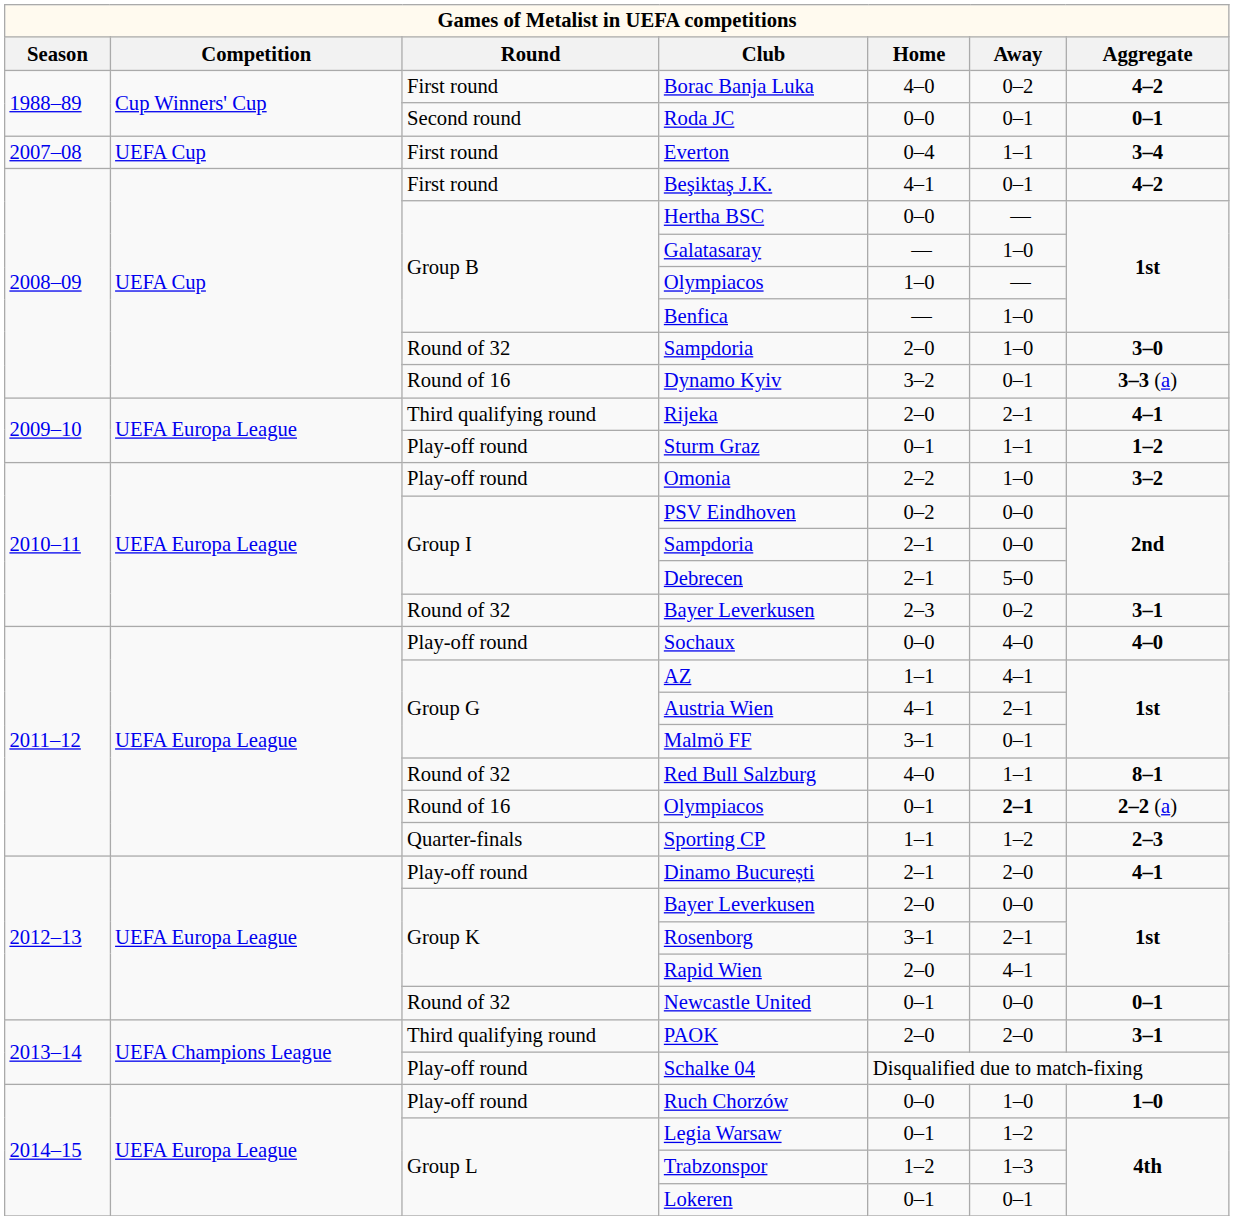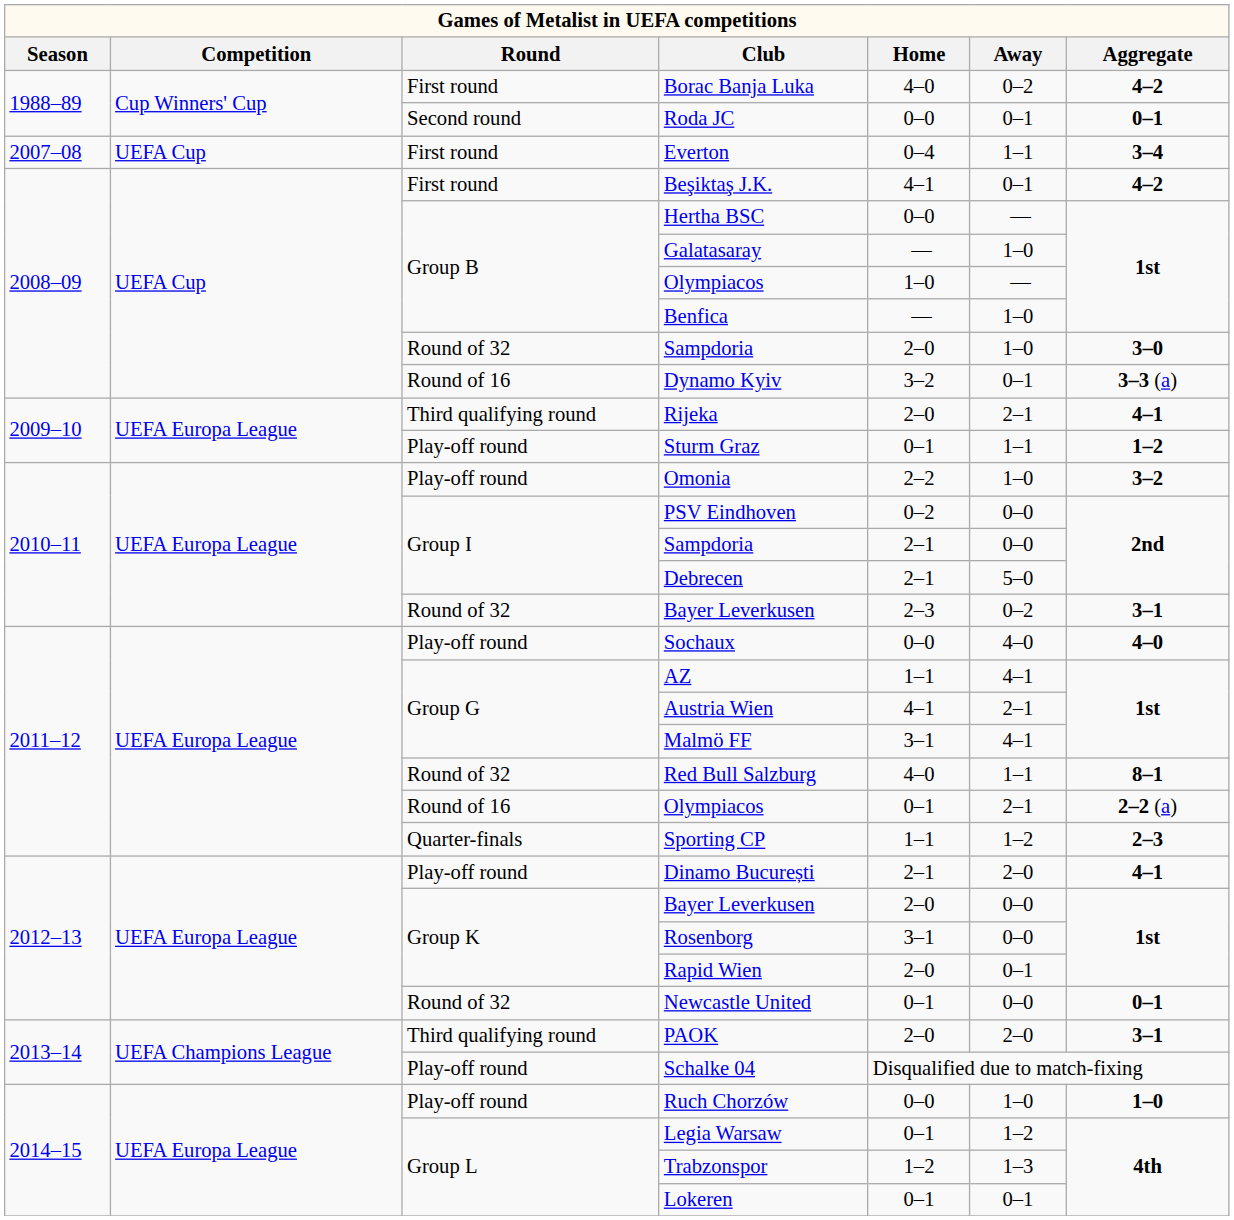(1018, 741) 0–1 -> (1018, 741) 4–1
(1018, 806) bold -> (1018, 806) normal
(1018, 937) 2–1 -> (1018, 937) 0–0
(1018, 970) 4–1 -> (1018, 970) 0–1
